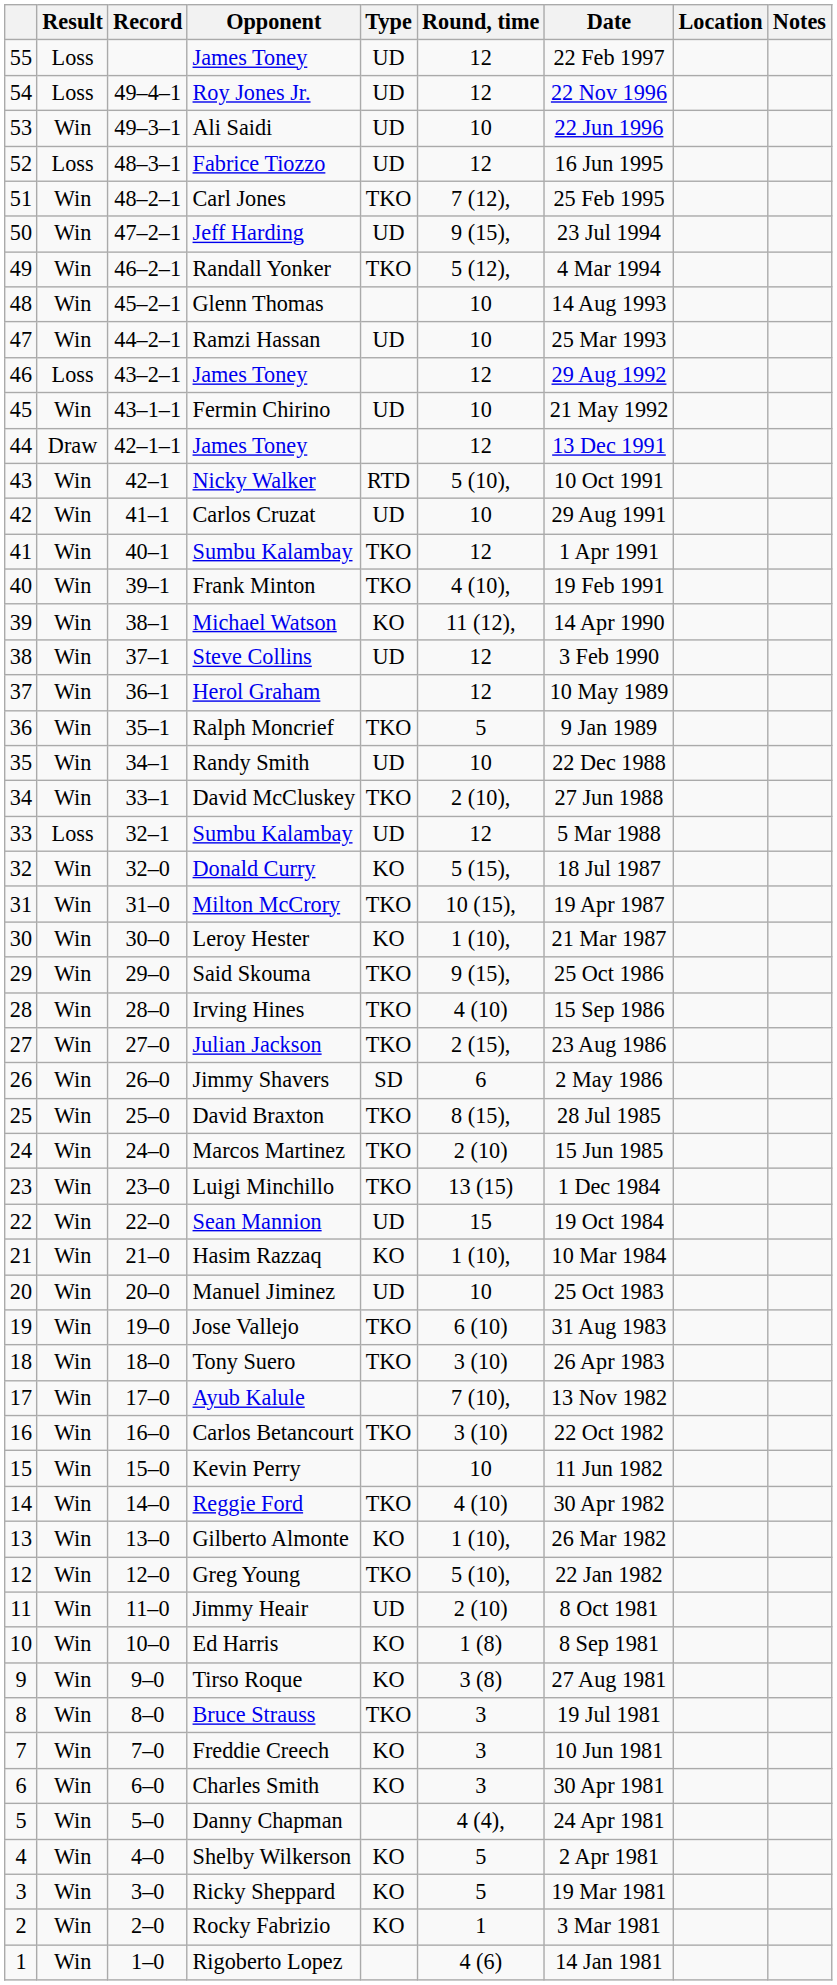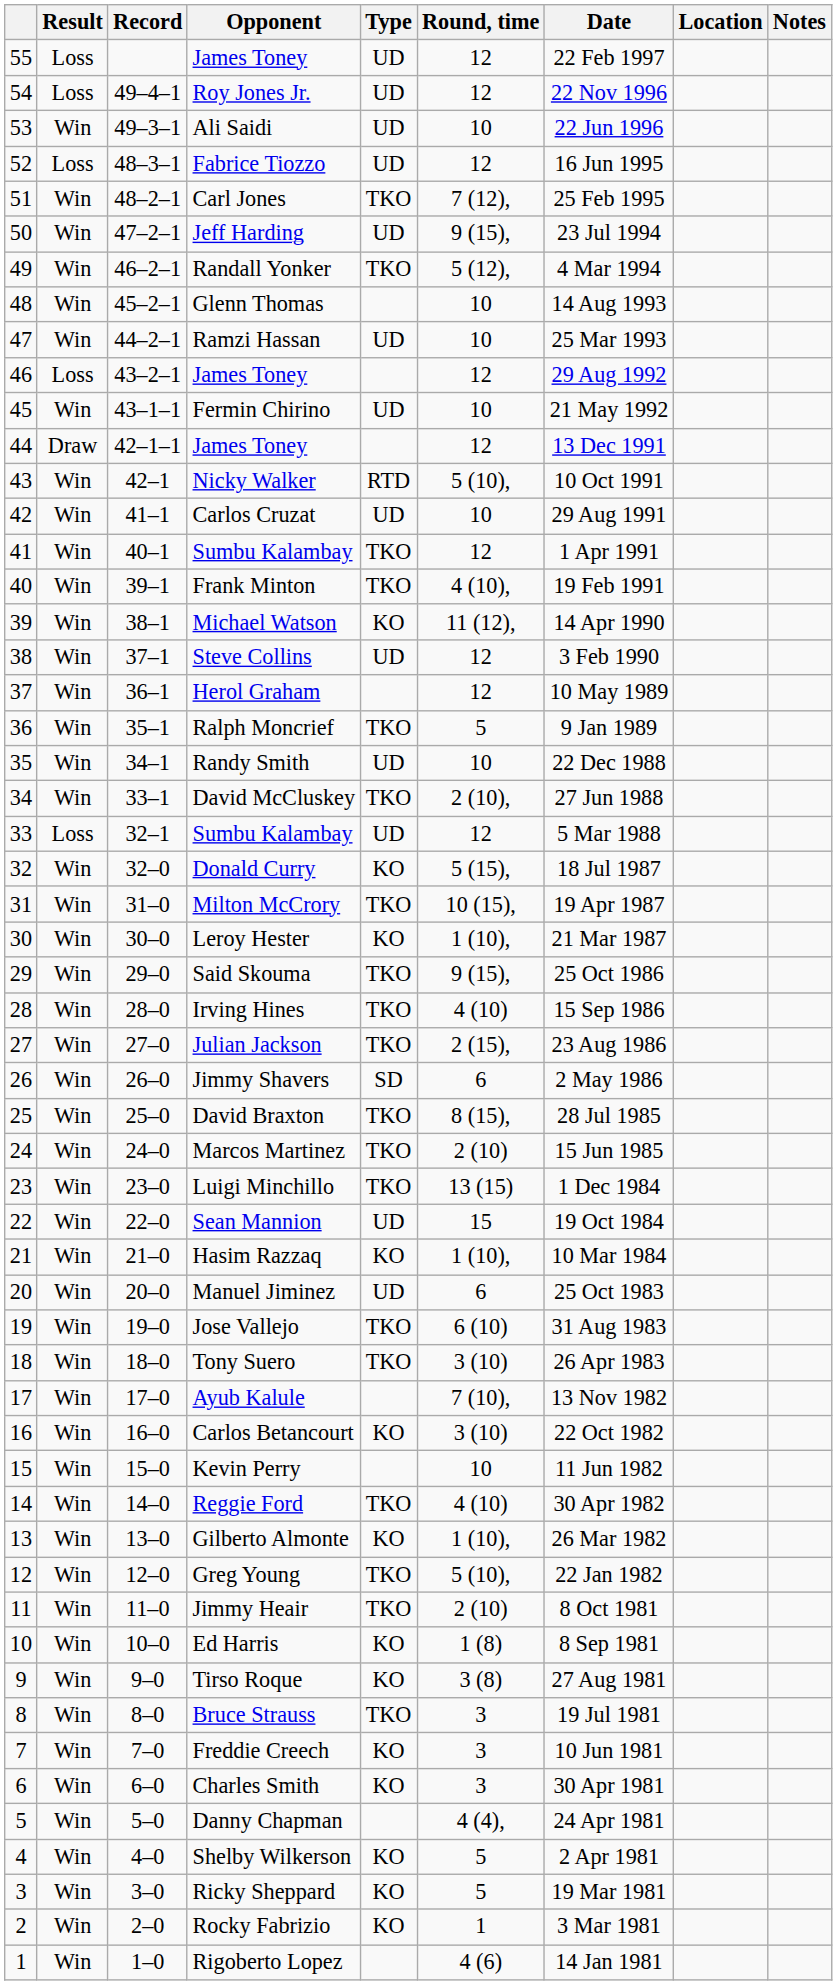(481, 1291) 10 -> (481, 1291) 6
(389, 1432) TKO -> (389, 1432) KO
(389, 1609) UD -> (389, 1609) TKO
